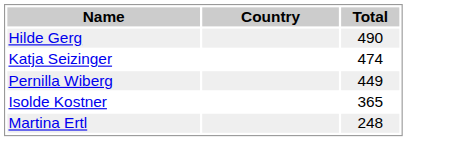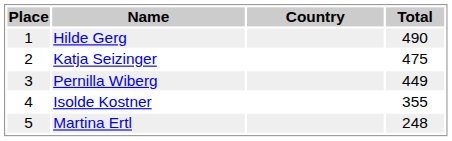+ column: (29, 17)
(370, 59) 474 -> (415, 59) 475
(370, 102) 365 -> (415, 102) 355
